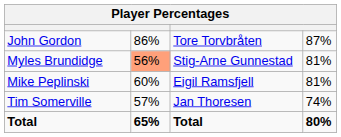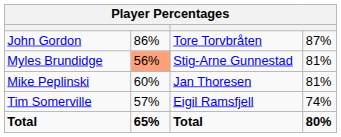(213, 81) Eigil Ramsfjell -> (212, 81) Jan Thoresen
(212, 101) Jan Thoresen -> (213, 101) Eigil Ramsfjell
